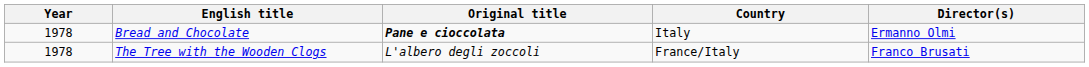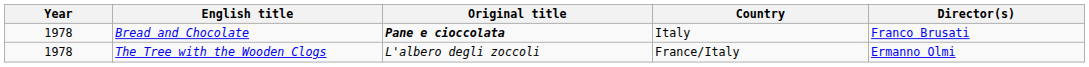(913, 33) Ermanno Olmi -> (920, 33) Franco Brusati
(920, 52) Franco Brusati -> (913, 52) Ermanno Olmi
